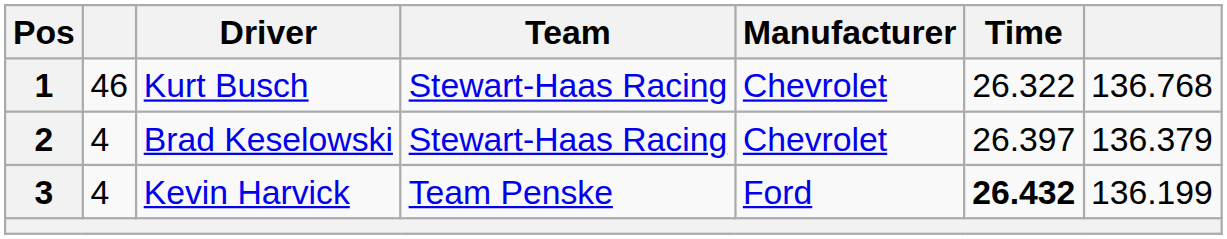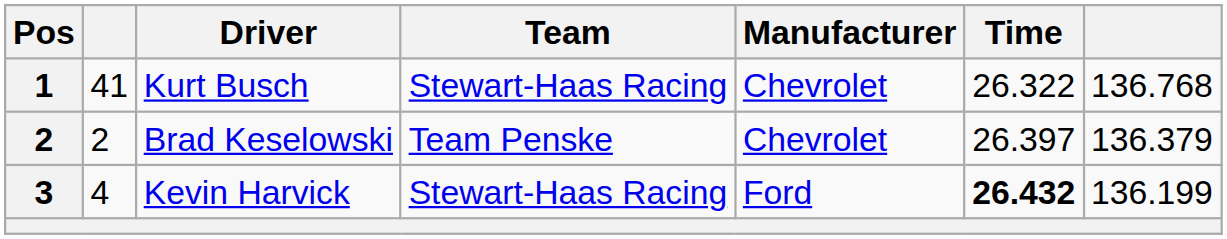(109, 85) 46 -> (109, 85) 41
(100, 139) 4 -> (100, 139) 2
(568, 139) Stewart-Haas Racing -> (511, 139) Team Penske
(511, 192) Team Penske -> (568, 192) Stewart-Haas Racing
